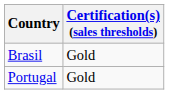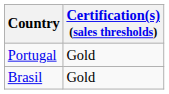rows swapped: (25, 54) <-> (32, 77)
